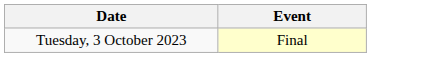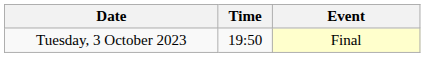+ column: (245, 16)
